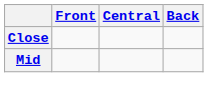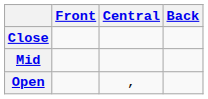+ row: (28, 82)
